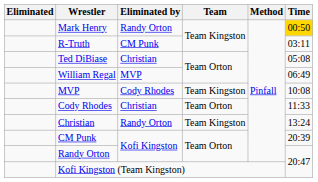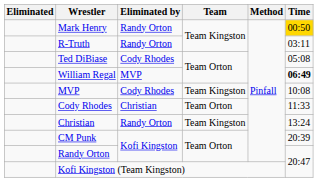(139, 43) CM Punk -> (146, 43) Randy Orton
(139, 59) Christian -> (147, 59) Cody Rhodes
(299, 75) normal -> (299, 75) bold
